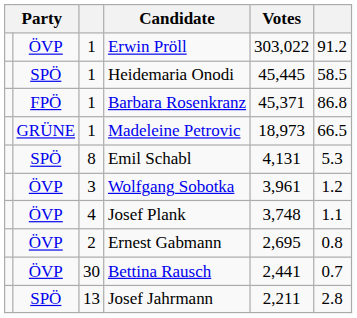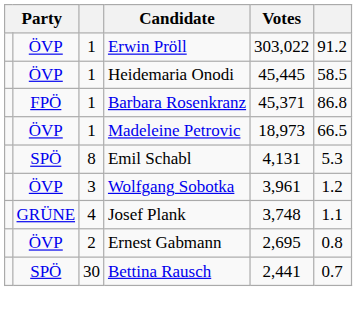(46, 74) SPÖ -> (46, 74) ÖVP
(46, 131) GRÜNE -> (46, 131) ÖVP
(46, 215) ÖVP -> (46, 215) GRÜNE
(46, 271) ÖVP -> (46, 271) SPÖ
- row: (161, 299)
